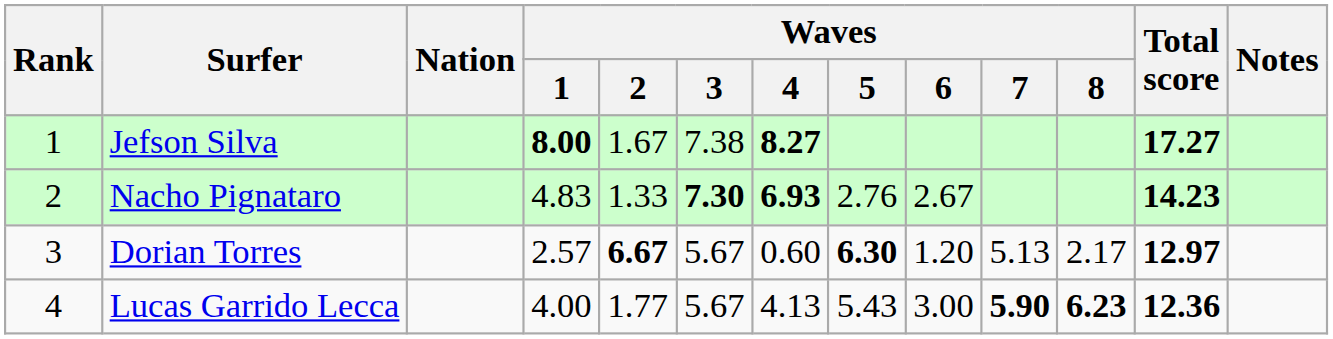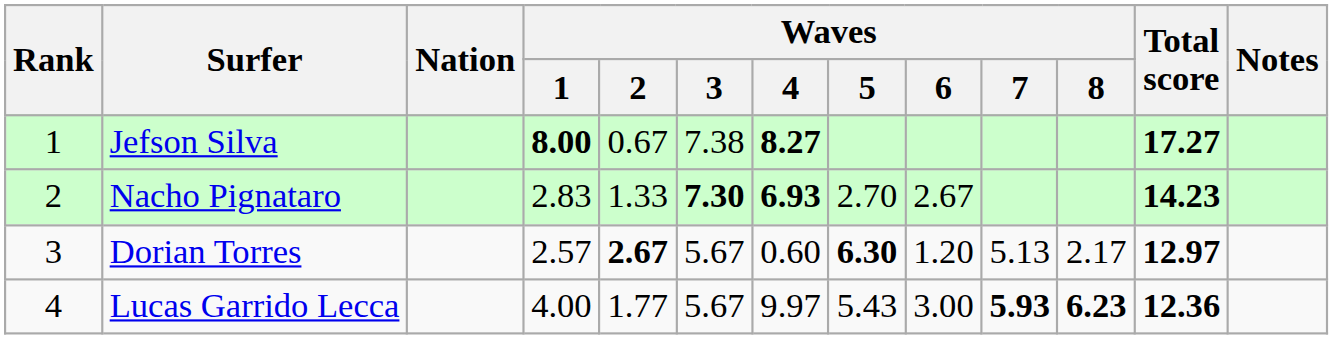(638, 141) 1.67 -> (638, 141) 0.67
(561, 196) 4.83 -> (561, 196) 2.83
(867, 196) 2.76 -> (867, 196) 2.70
(638, 251) 6.67 -> (638, 251) 2.67
(791, 305) 4.13 -> (791, 305) 9.97
(1020, 305) 5.90 -> (1020, 305) 5.93
